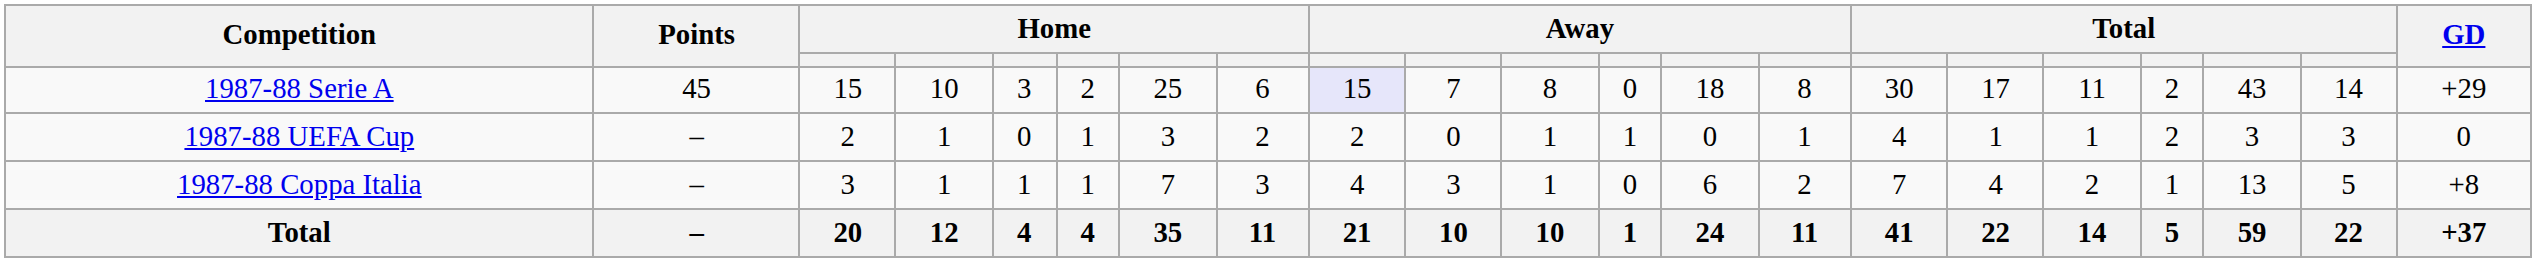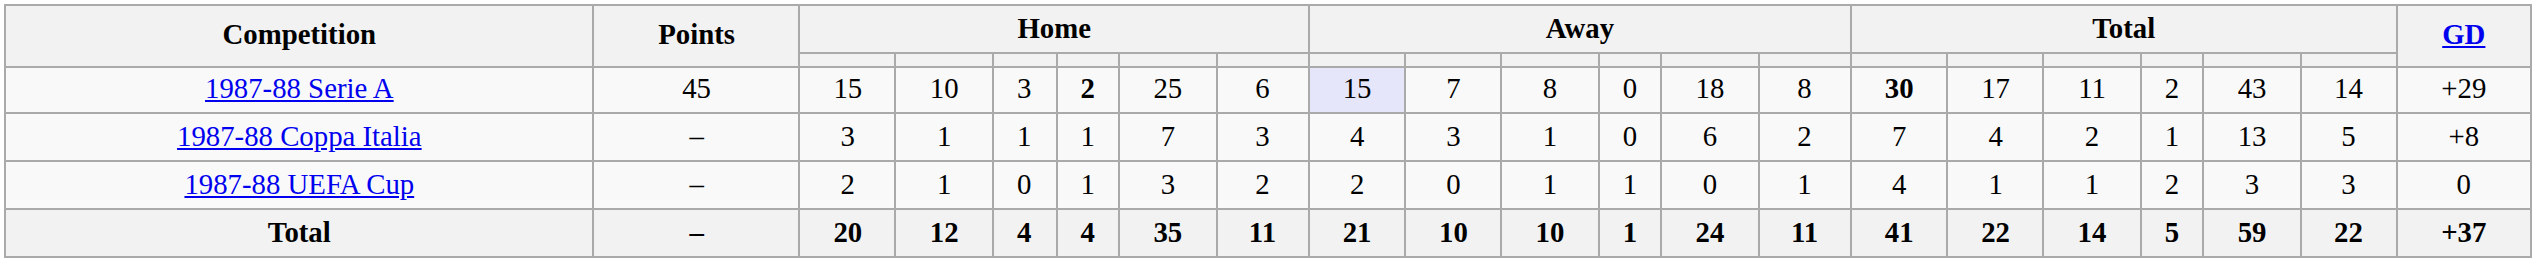(1088, 89) normal -> (1088, 89) bold
(1899, 89) normal -> (1899, 89) bold
rows swapped: (299, 184) <-> (299, 136)
